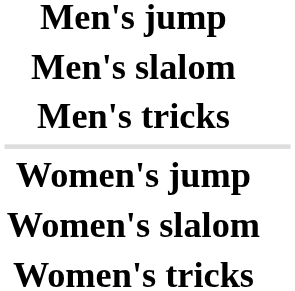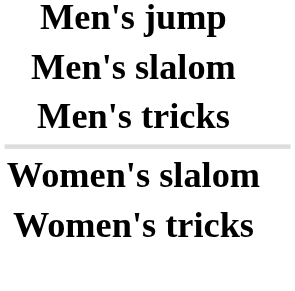- row: (133, 175)
